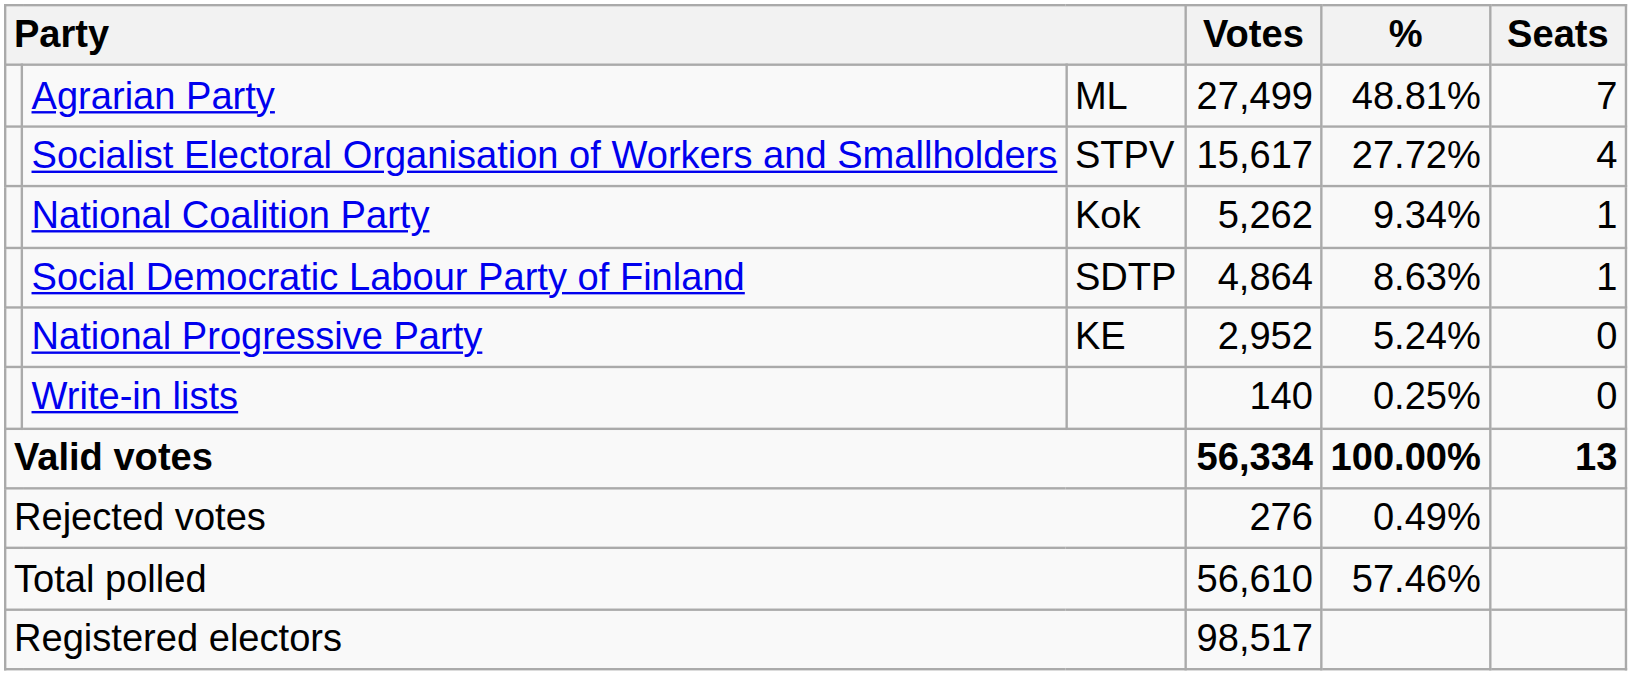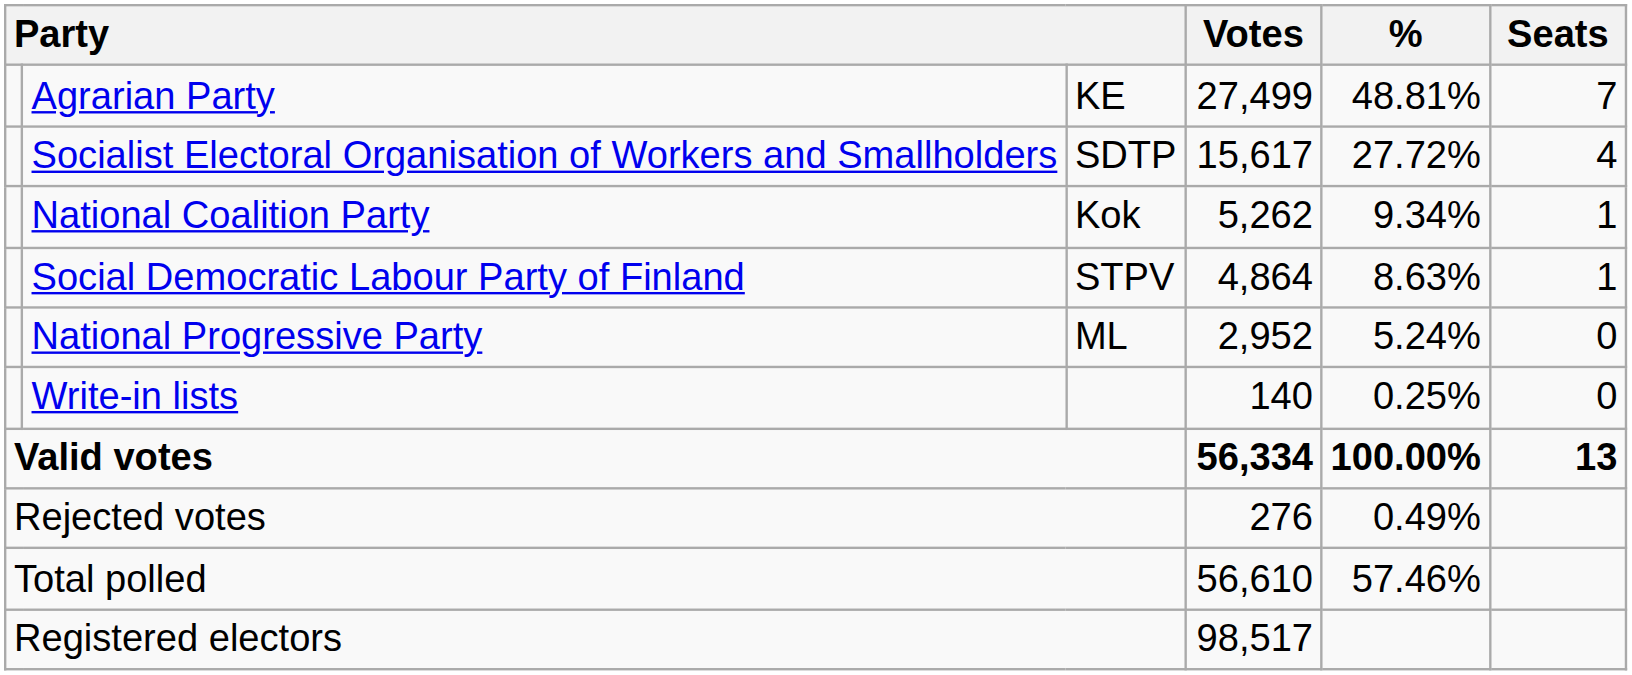(1101, 95) ML -> (1100, 95) KE
(1125, 155) STPV -> (1126, 155) SDTP
(1126, 276) SDTP -> (1125, 276) STPV
(1100, 336) KE -> (1101, 336) ML
